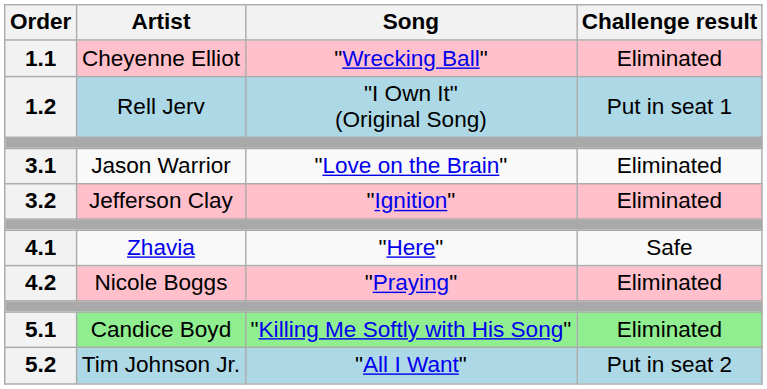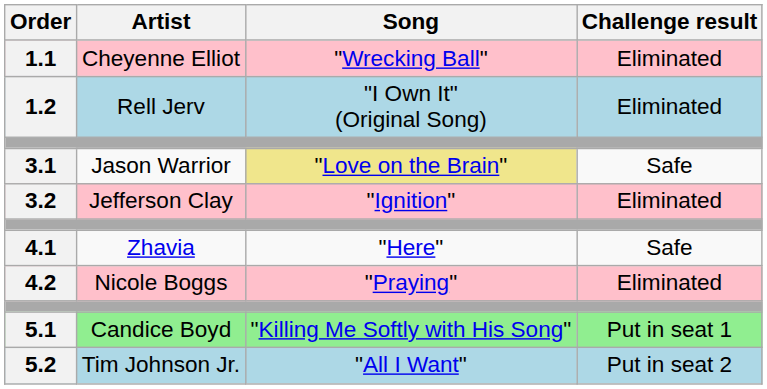(669, 106) Put in seat 1 -> (669, 106) Eliminated
(411, 165) no background -> (411, 165) khaki background
(669, 165) Eliminated -> (669, 165) Safe
(669, 329) Eliminated -> (669, 329) Put in seat 1
